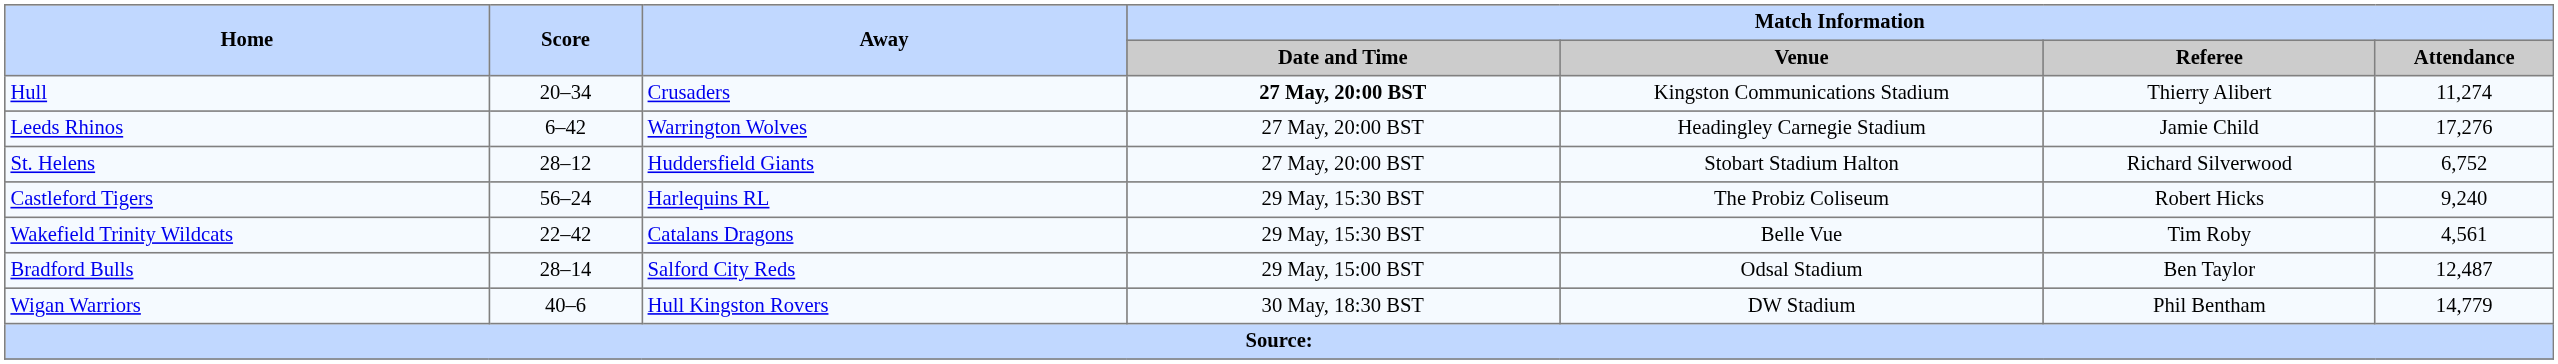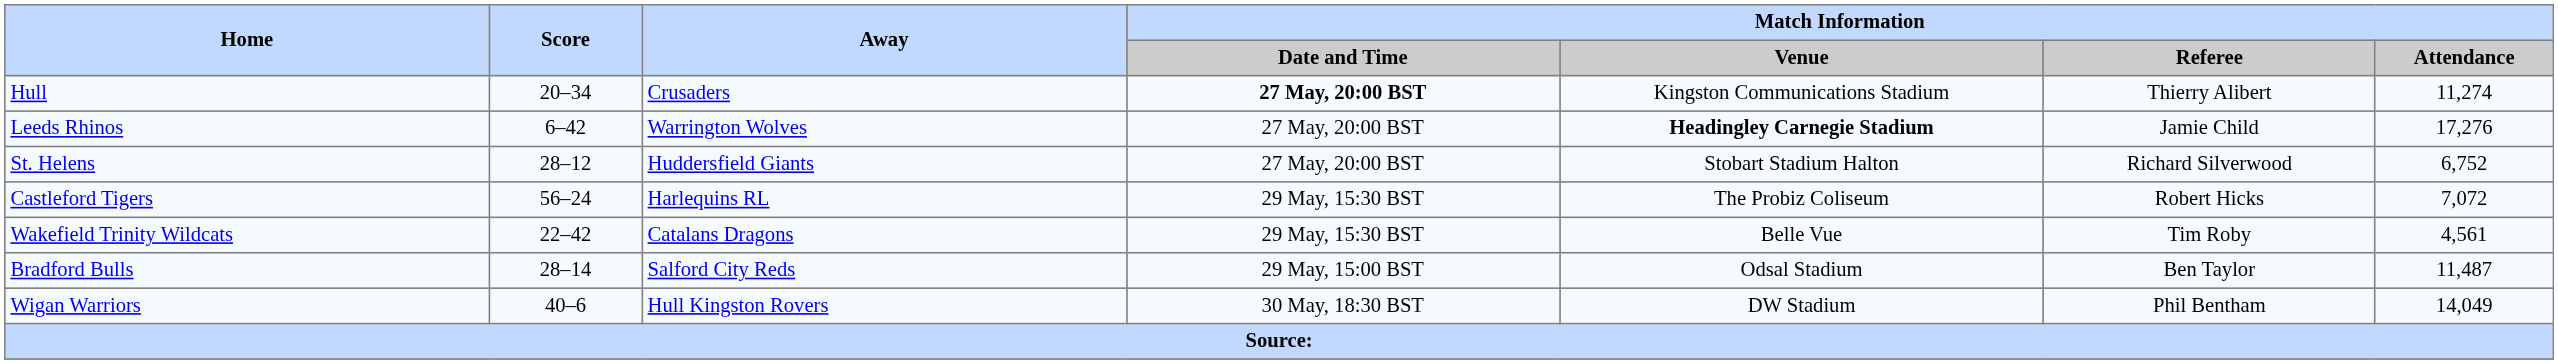(1802, 128) normal -> (1802, 128) bold
(2464, 199) 9,240 -> (2464, 199) 7,072
(2464, 270) 12,487 -> (2464, 270) 11,487
(2464, 305) 14,779 -> (2464, 305) 14,049
